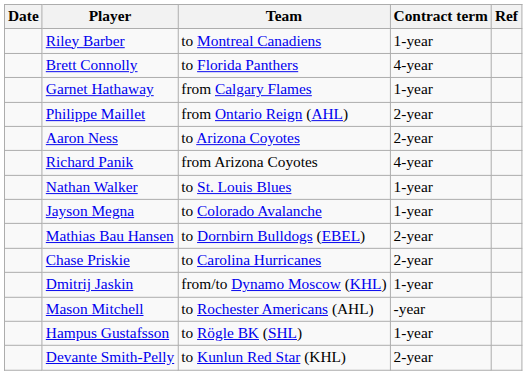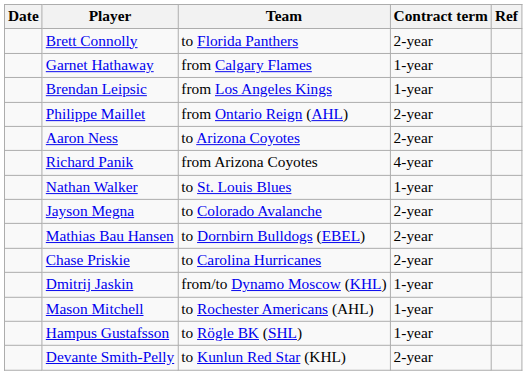- row: (85, 41)
(413, 65) 4-year -> (413, 41) 2-year
+ row: (96, 89)
(413, 211) 1-year -> (413, 211) 2-year
(409, 308) -year -> (413, 308) 1-year
